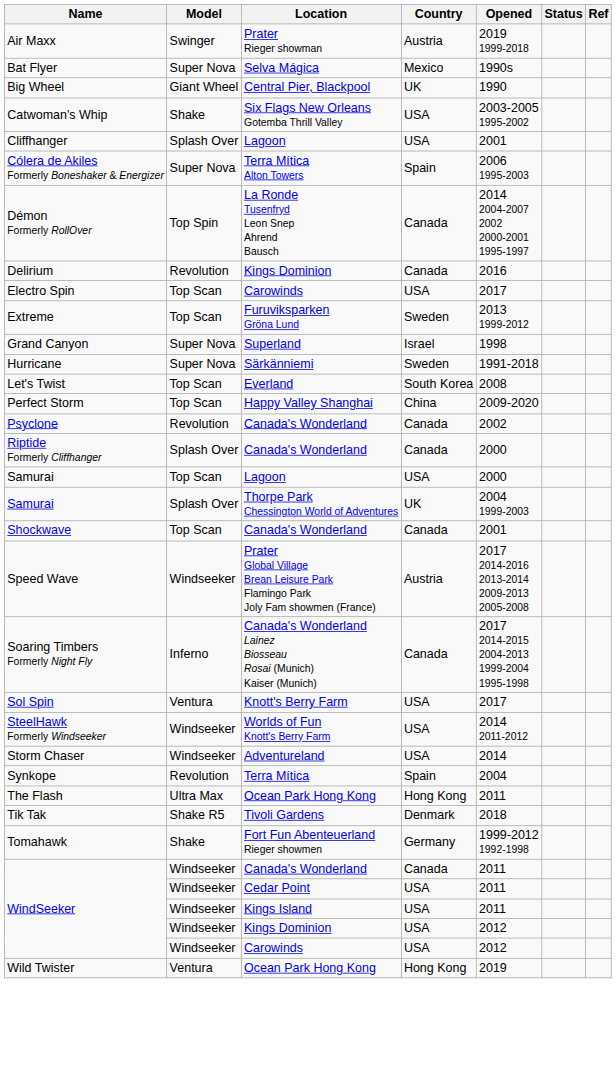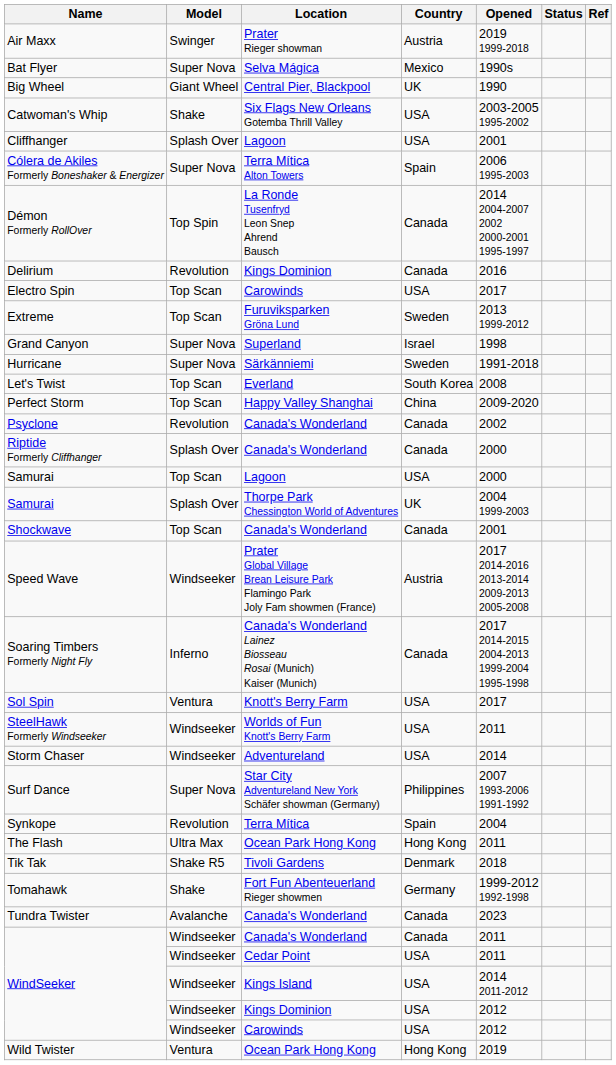(504, 729) 2014 2011-2012 -> (492, 729) 2011
+ row: (38, 790)
+ row: (48, 917)
(492, 908) 2011 -> (504, 983) 2014 2011-2012
